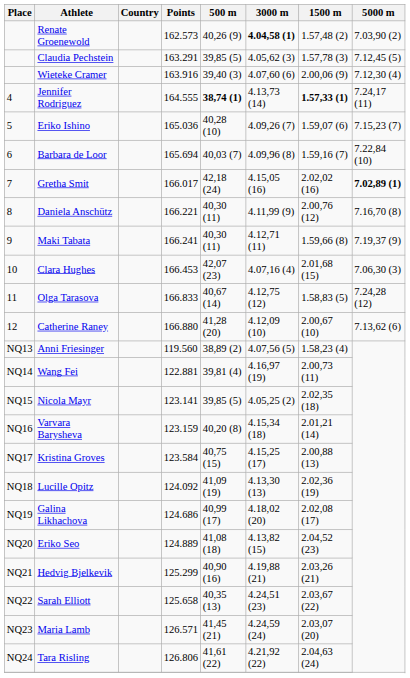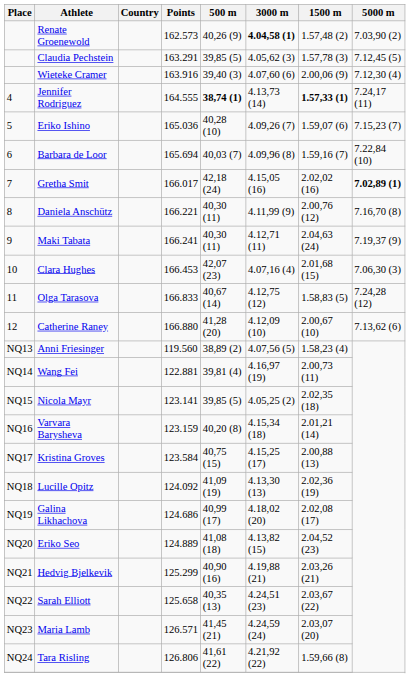(324, 240) 1.59,66 (8) -> (317, 240) 2.04,63 (24)
(317, 658) 2.04,63 (24) -> (324, 658) 1.59,66 (8)
